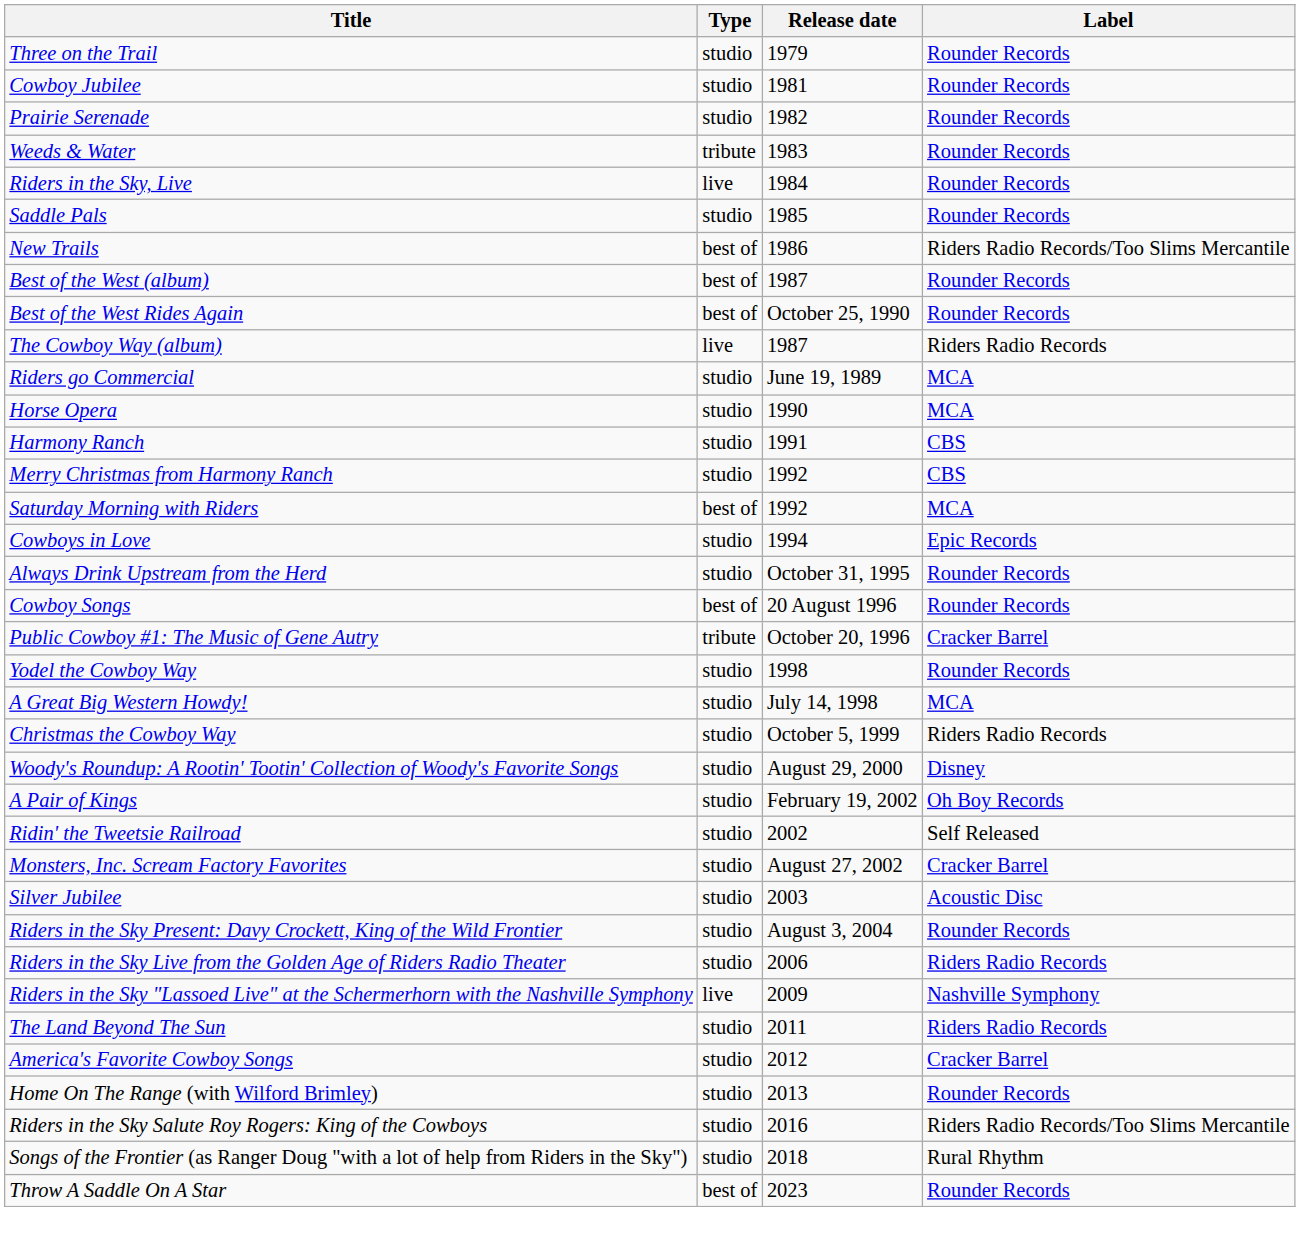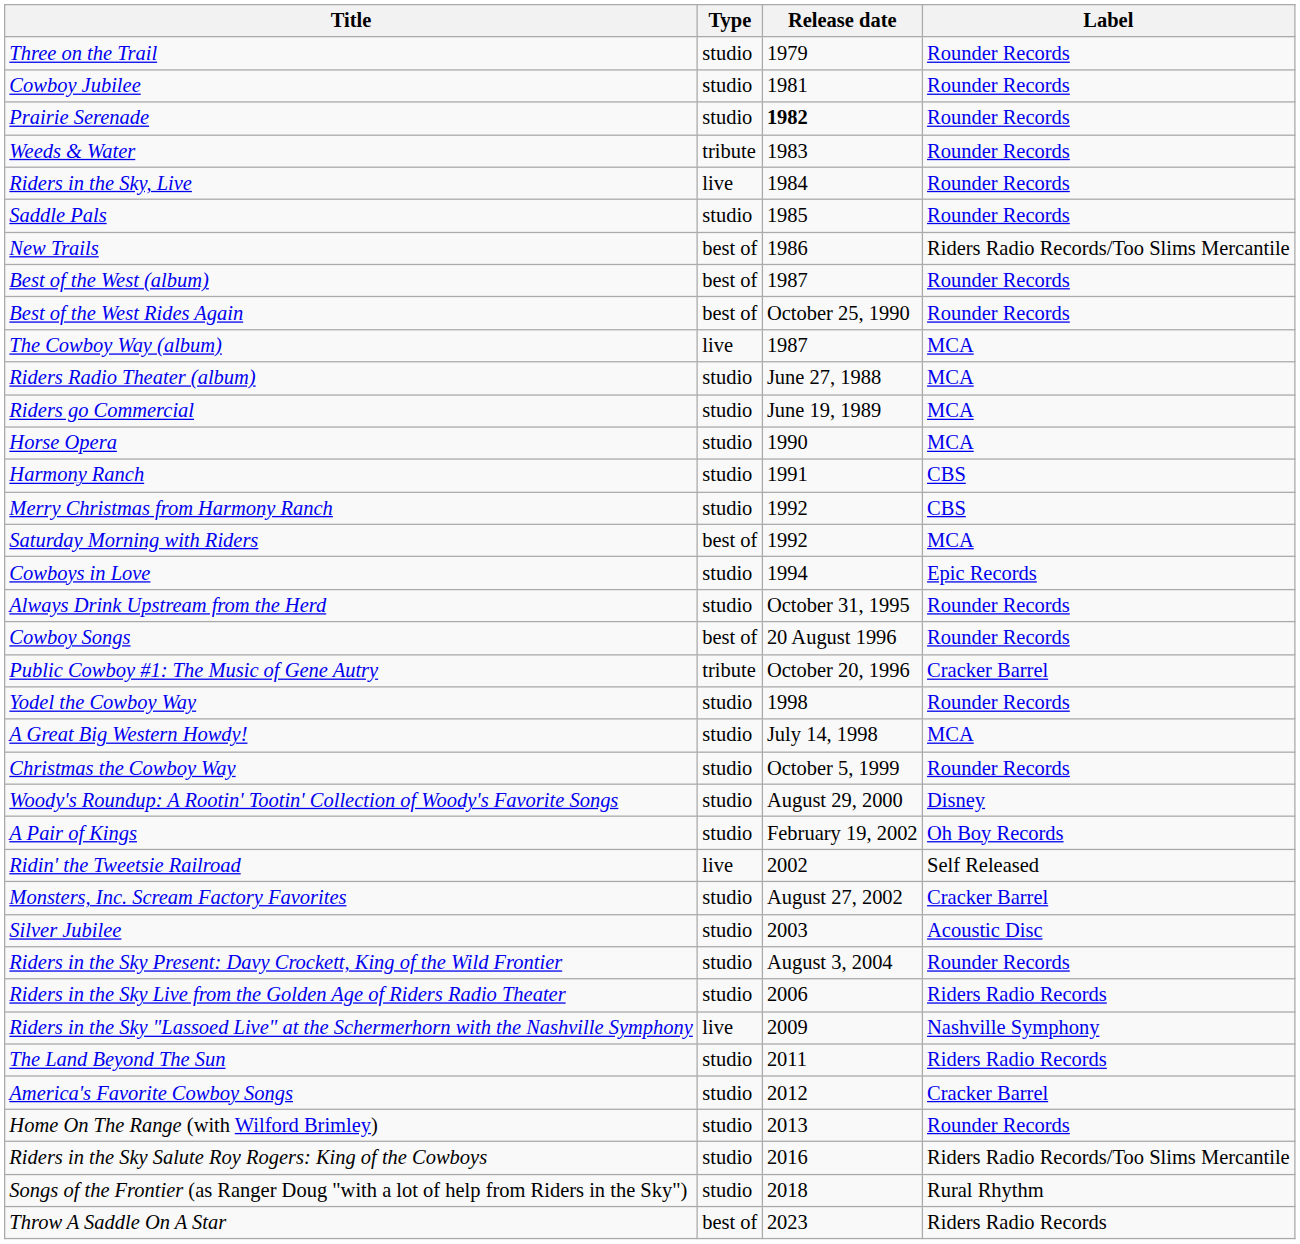(787, 118) normal -> (787, 118) bold
(1017, 345) Riders Radio Records -> (950, 345) MCA
+ row: (133, 378)
(1017, 735) Riders Radio Records -> (998, 767) Rounder Records
(727, 832) studio -> (718, 865) live
(998, 1190) Rounder Records -> (1017, 1222) Riders Radio Records
